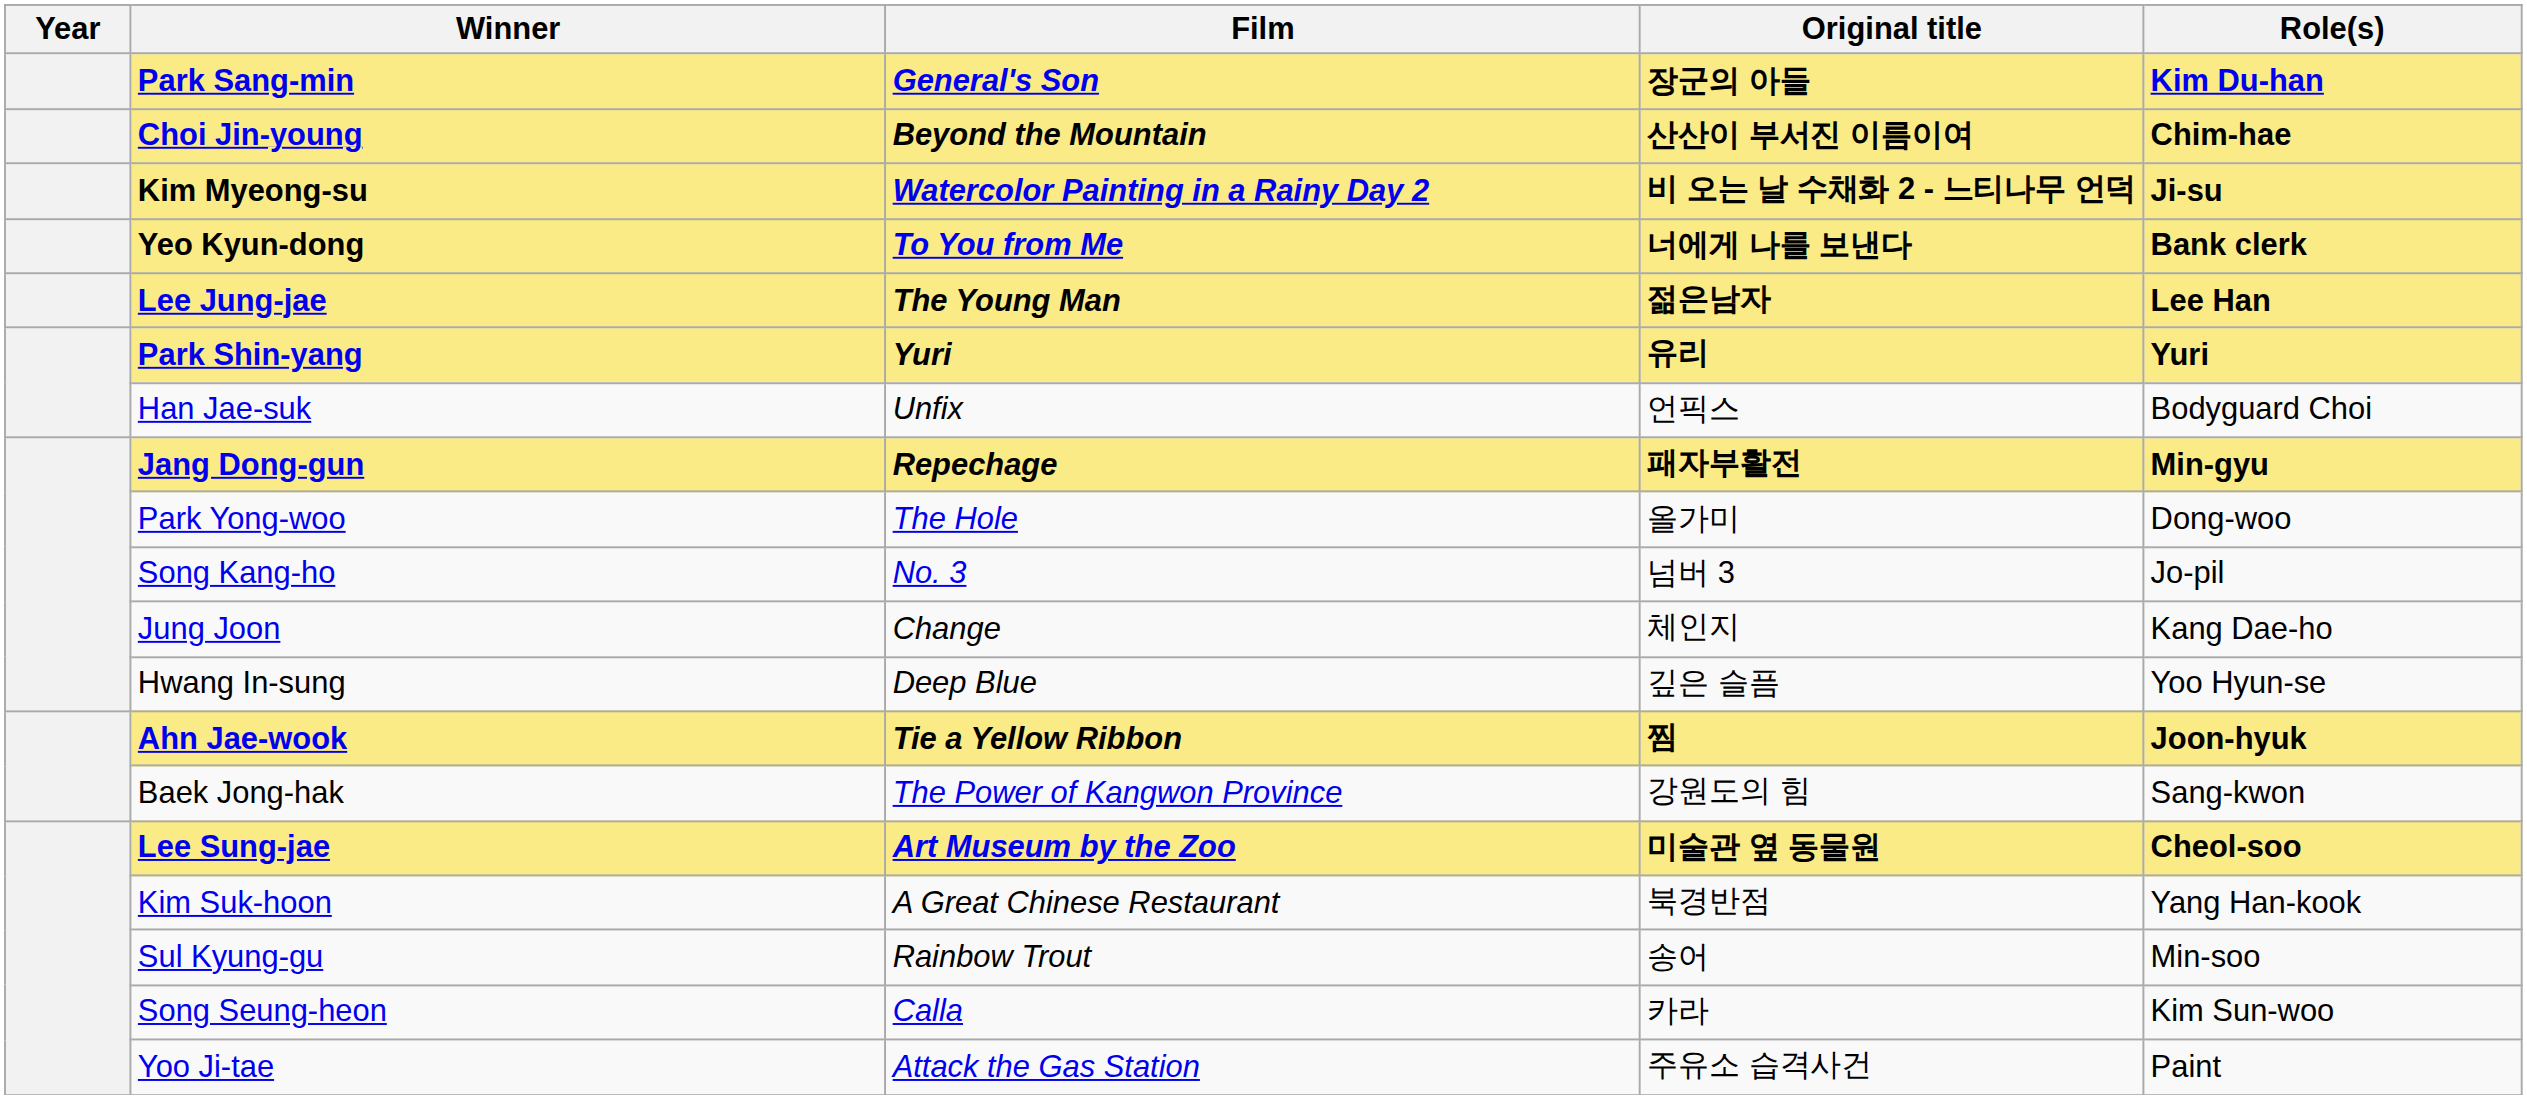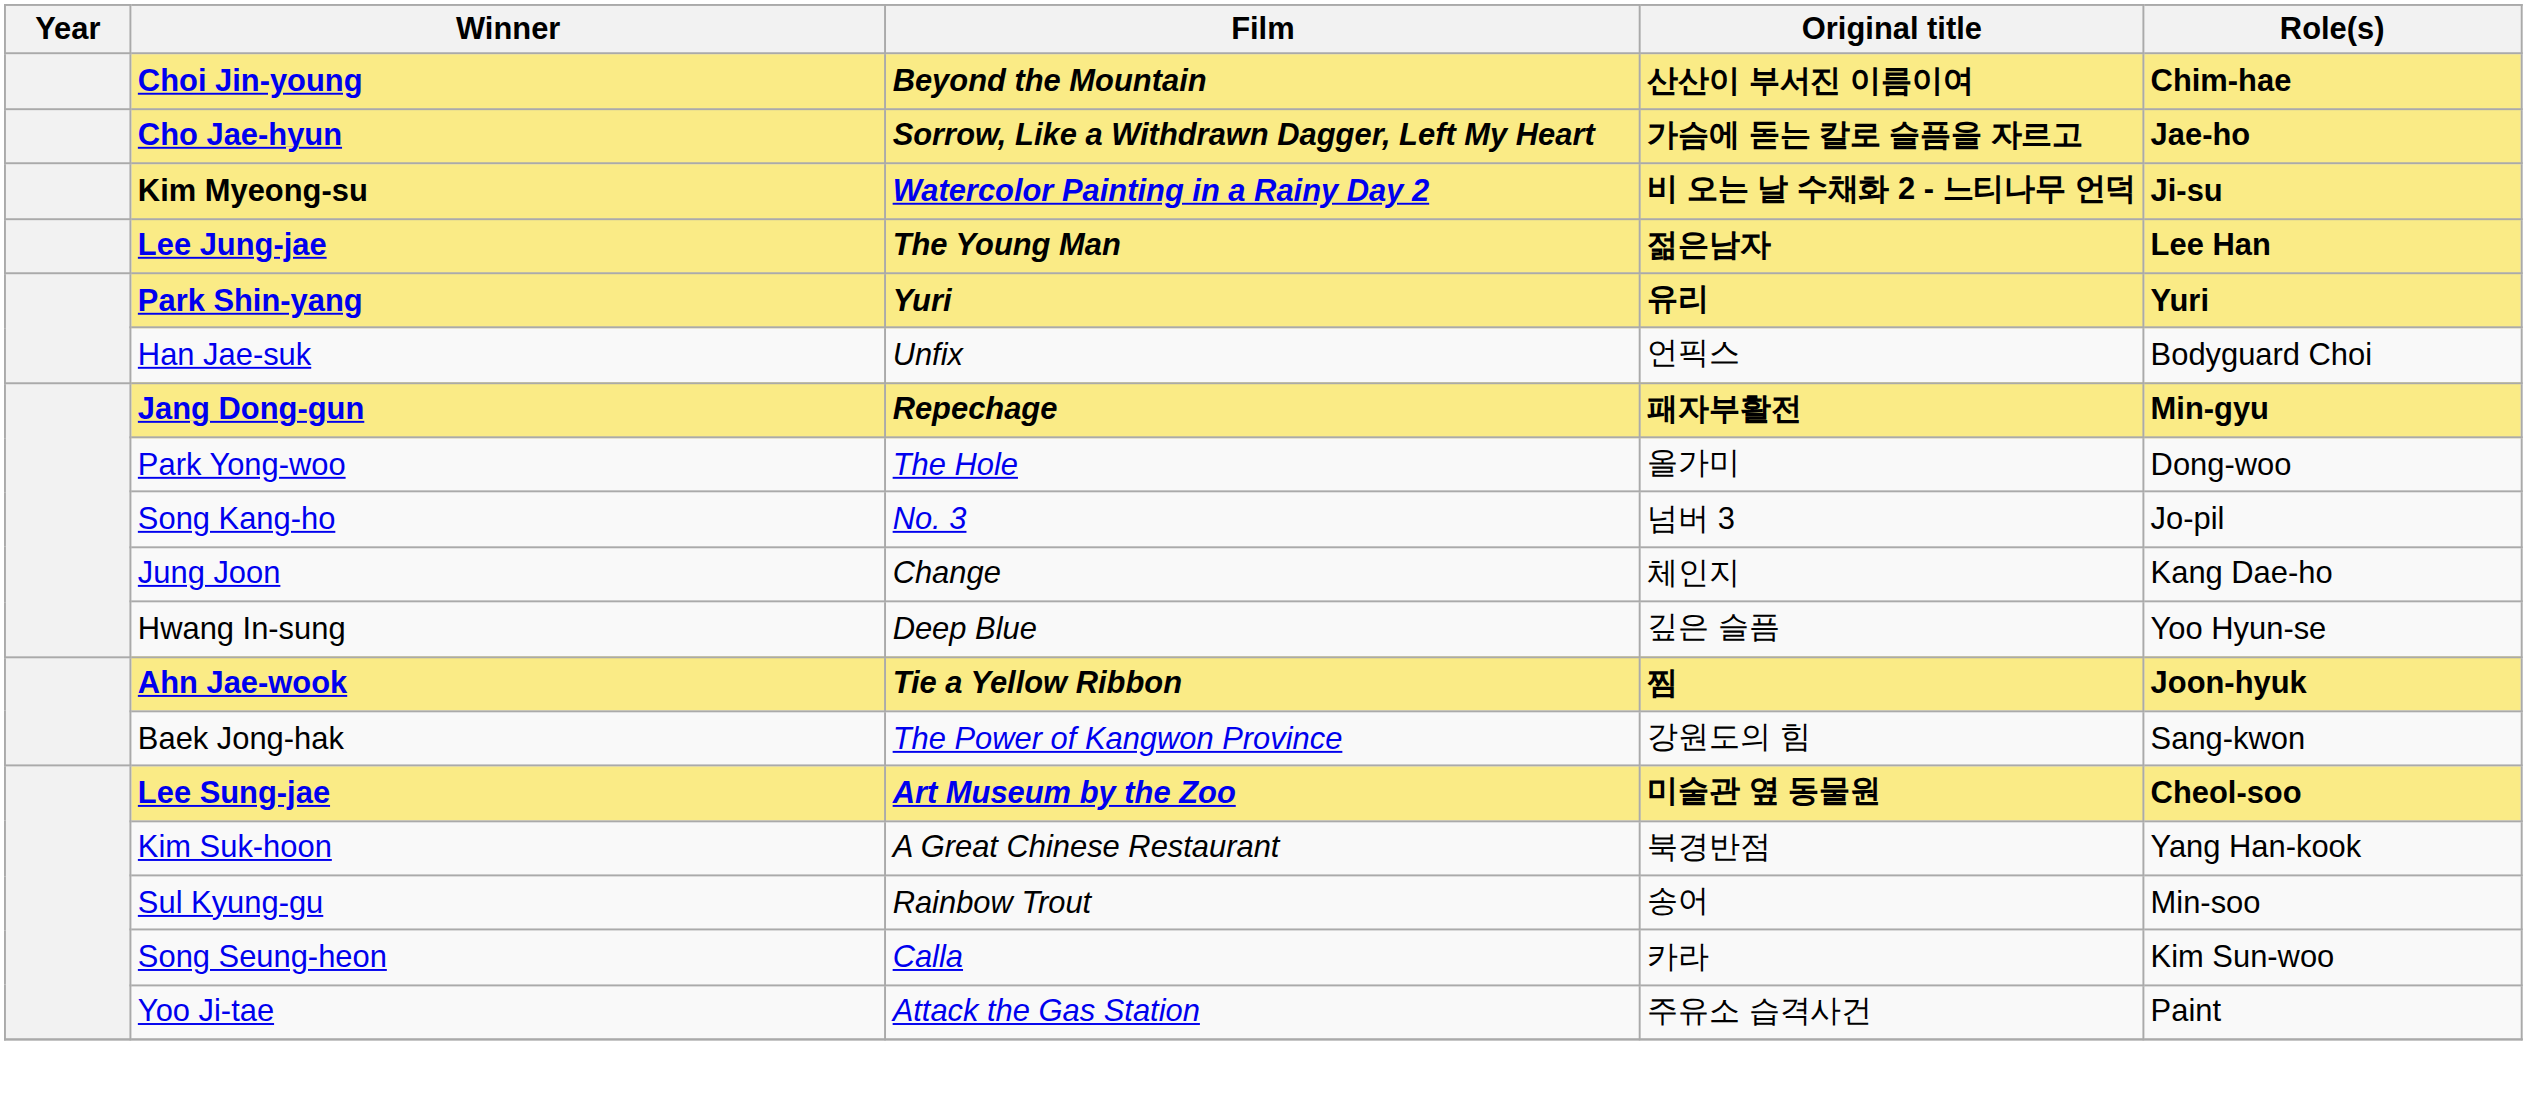- row: (246, 80)
+ row: (240, 135)
- row: (251, 245)
